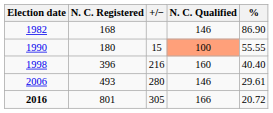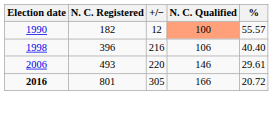- row: (37, 30)
(107, 47) 180 -> (107, 30) 182
(157, 47) 15 -> (157, 30) 12
(254, 47) 55.55 -> (254, 30) 55.57
(203, 64) 160 -> (203, 47) 106
(157, 82) 280 -> (157, 64) 220
